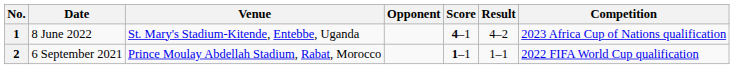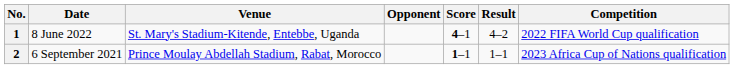(624, 34) 2023 Africa Cup of Nations qualification -> (610, 34) 2022 FIFA World Cup qualification
(610, 53) 2022 FIFA World Cup qualification -> (624, 53) 2023 Africa Cup of Nations qualification
